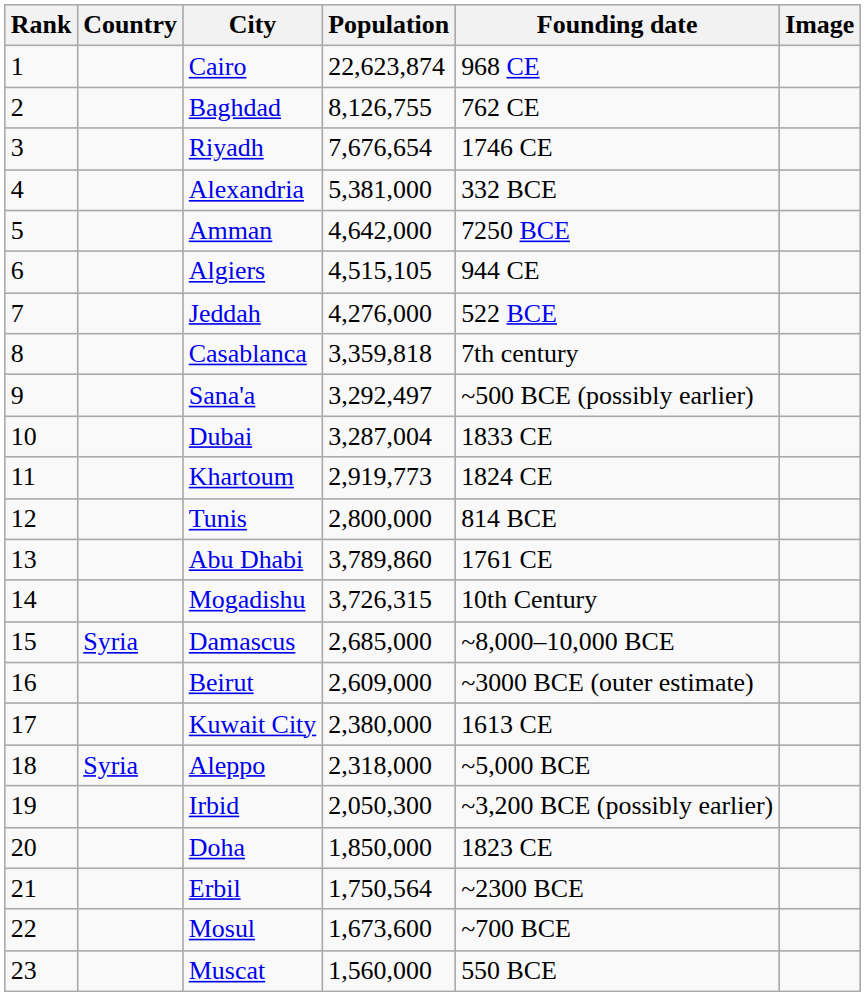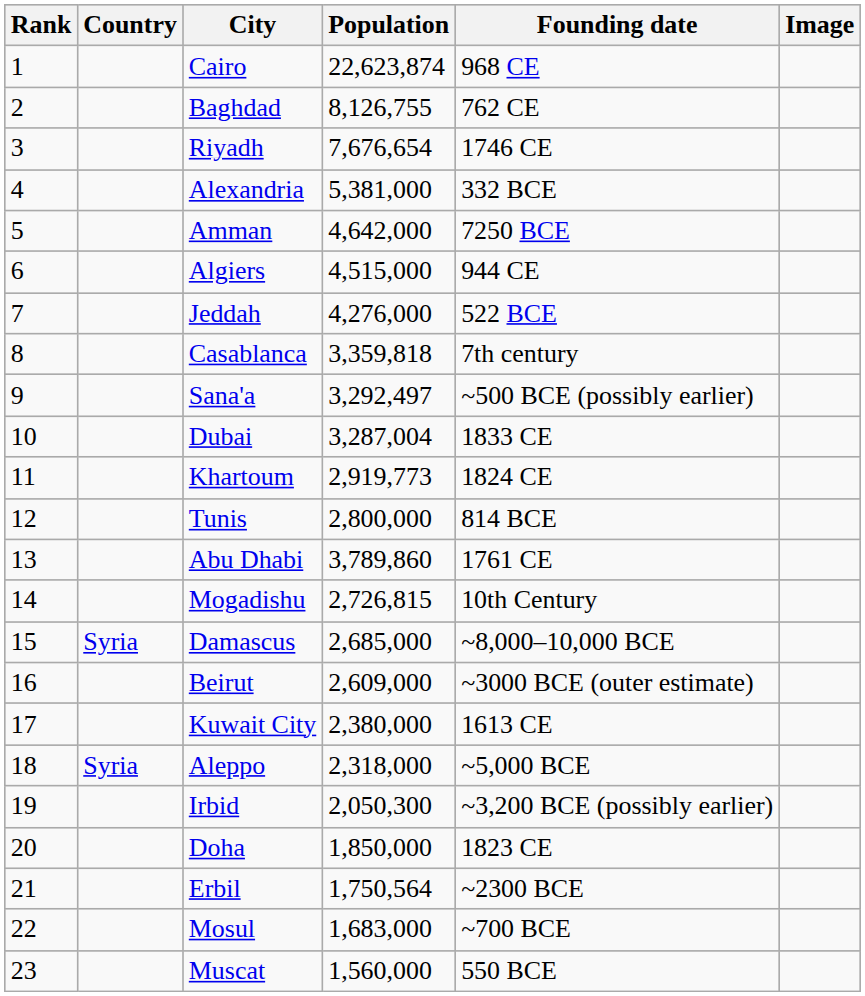(380, 271) 4,515,105 -> (380, 271) 4,515,000
(380, 600) 3,726,315 -> (380, 600) 2,726,815
(380, 929) 1,673,600 -> (380, 929) 1,683,000
